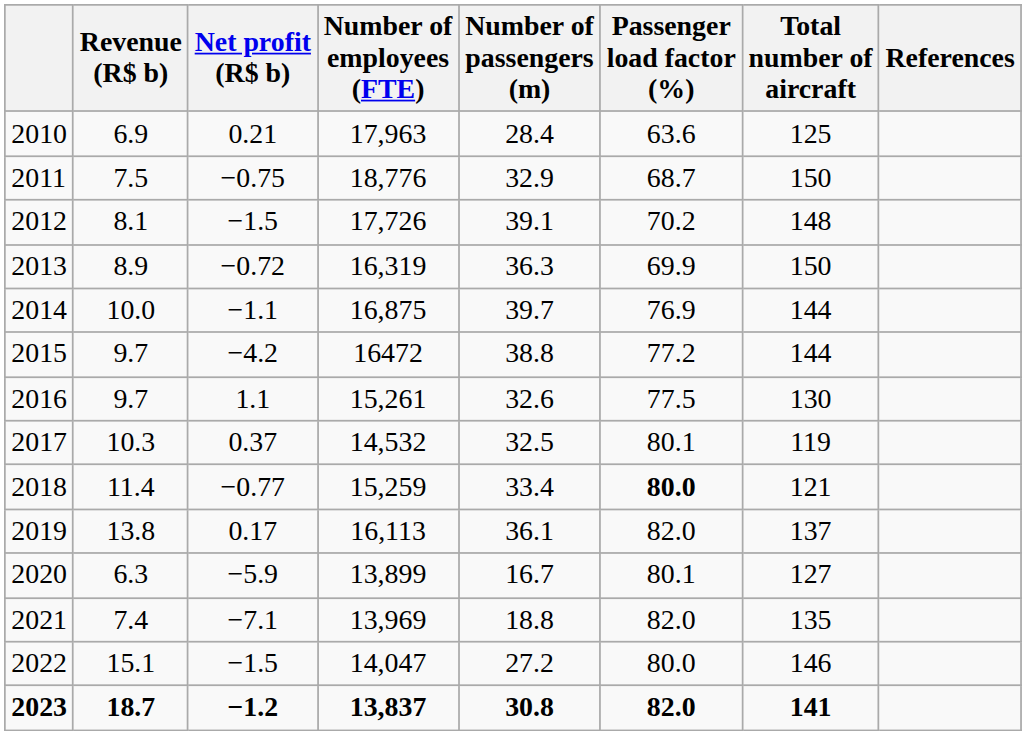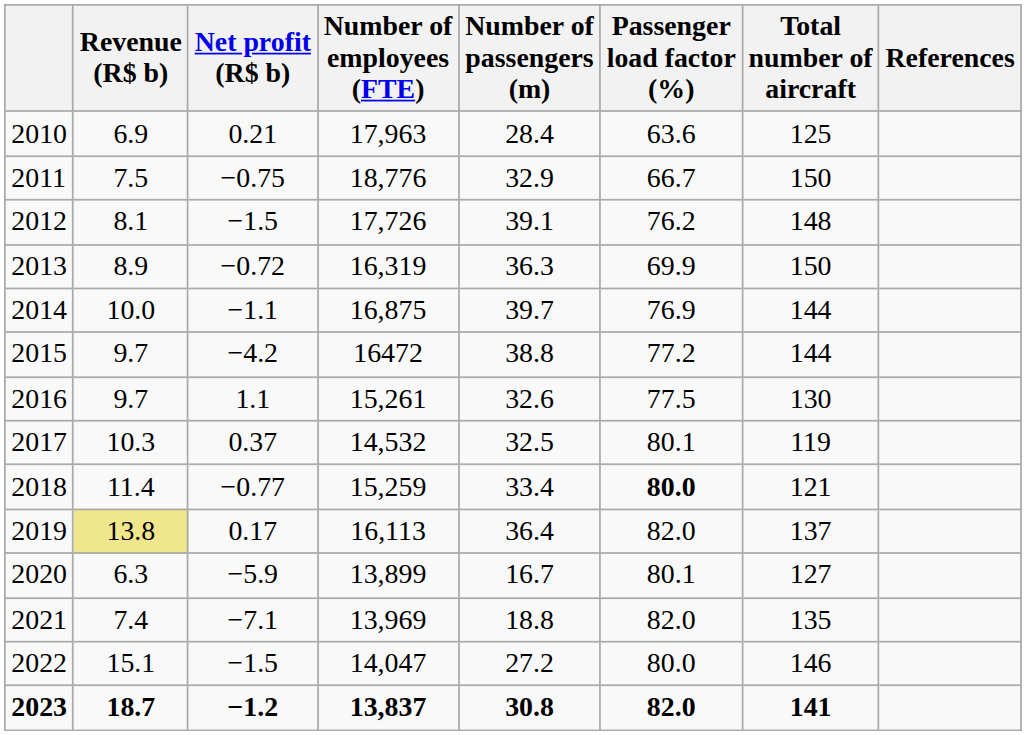(671, 177) 68.7 -> (671, 177) 66.7
(671, 221) 70.2 -> (671, 221) 76.2
(131, 530) no background -> (131, 530) khaki background
(530, 530) 36.1 -> (530, 530) 36.4
